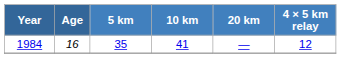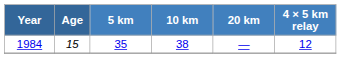(72, 44) 16 -> (72, 44) 15
(182, 44) 41 -> (182, 44) 38
